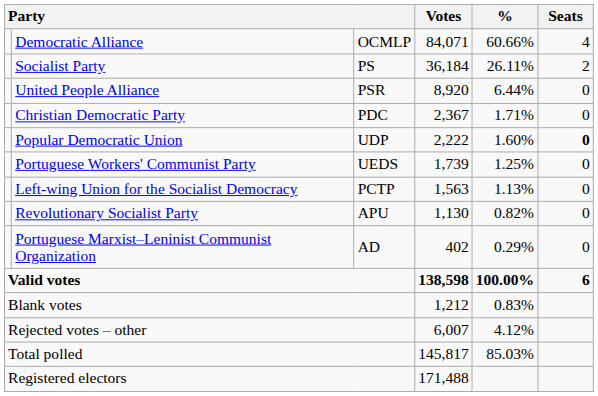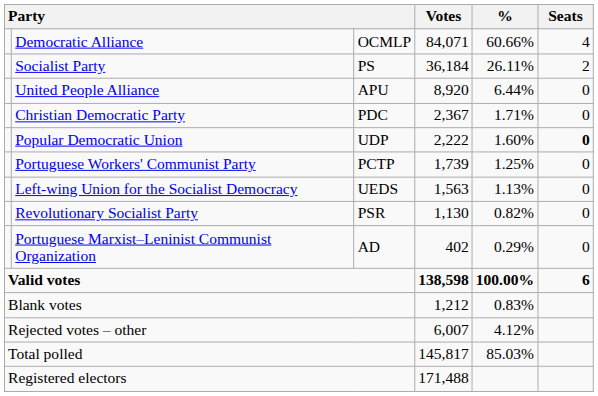(371, 90) PSR -> (373, 90) APU
(378, 164) UEDS -> (376, 164) PCTP
(376, 189) PCTP -> (378, 189) UEDS
(373, 213) APU -> (371, 213) PSR
